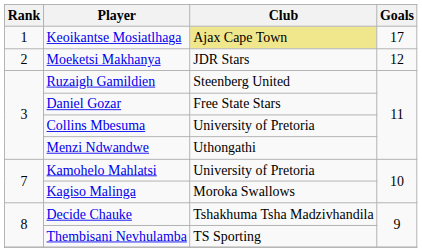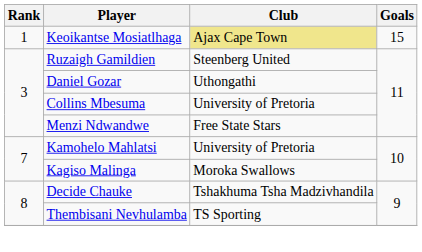(397, 37) 17 -> (397, 37) 15
- row: (104, 59)
(237, 103) Free State Stars -> (225, 81) Uthongathi
(225, 147) Uthongathi -> (237, 125) Free State Stars
